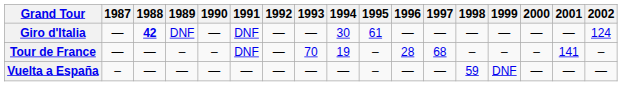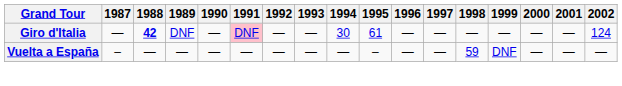(247, 33) no background -> (247, 33) pink background
- row: (53, 52)
